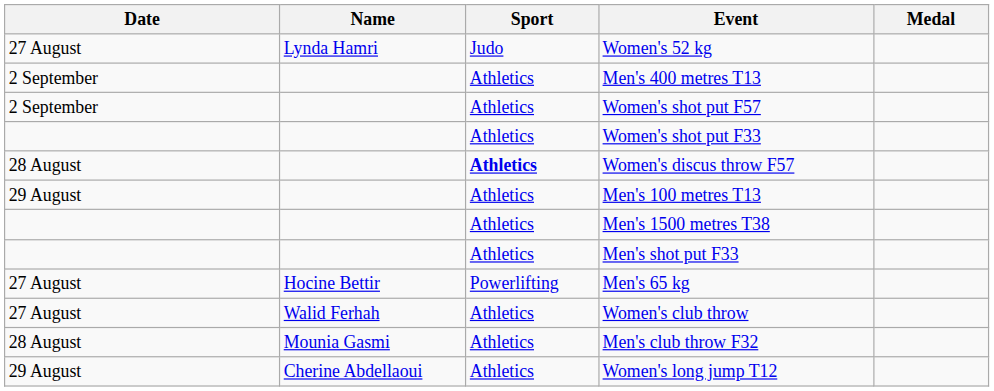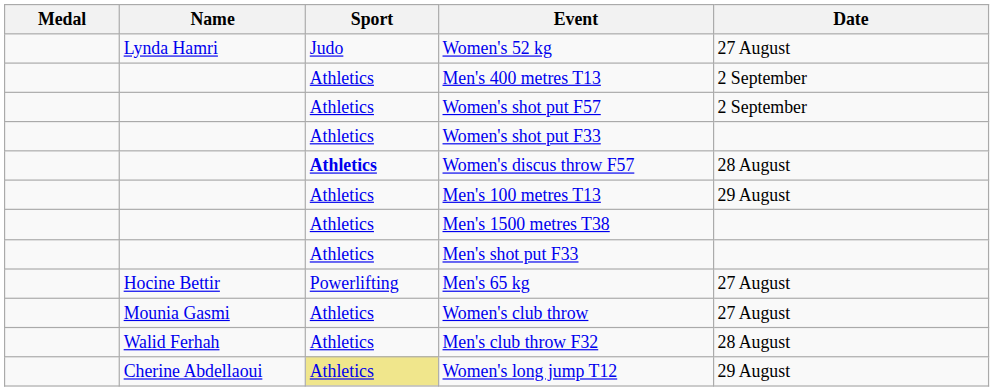columns swapped: (931, 19) <-> (142, 19)
(332, 312) Walid Ferhah -> (177, 312) Mounia Gasmi
(337, 341) Mounia Gasmi -> (172, 341) Walid Ferhah
(502, 371) no background -> (342, 371) khaki background
